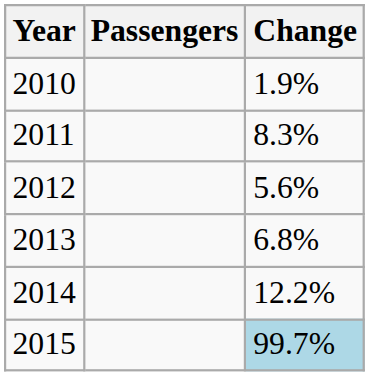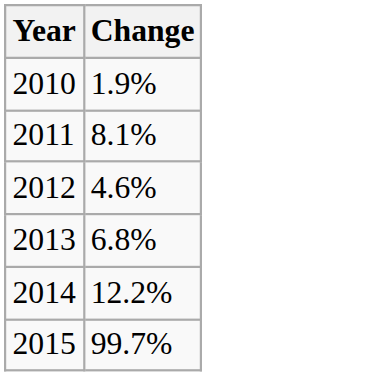- column: (165, 31)
(286, 135) 8.3% -> (124, 135) 8.1%
(286, 187) 5.6% -> (124, 187) 4.6%
(294, 344) lightblue background -> (132, 344) no background
